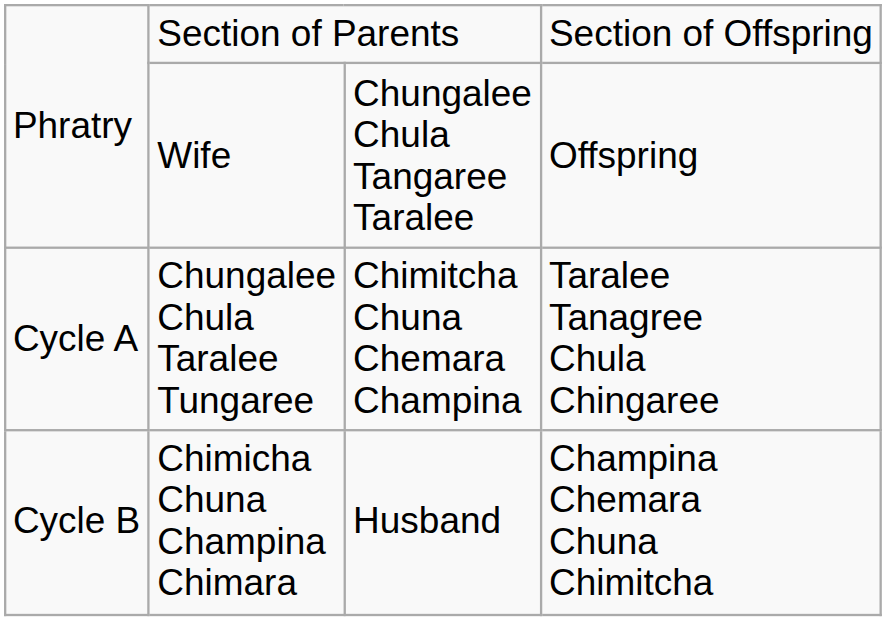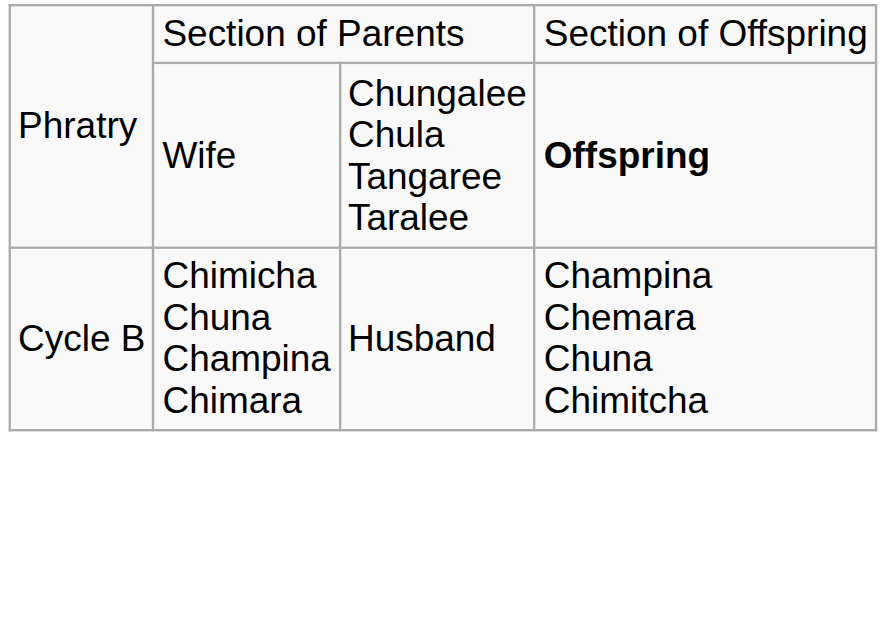(624, 154) normal -> (627, 154) bold
- row: (76, 338)
